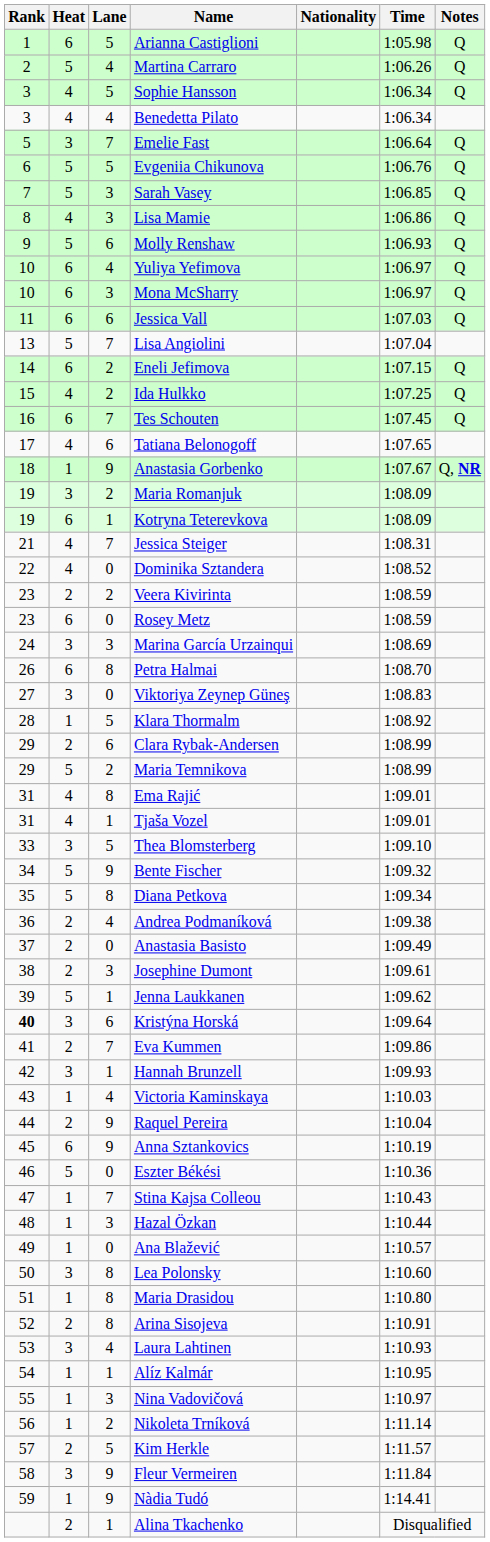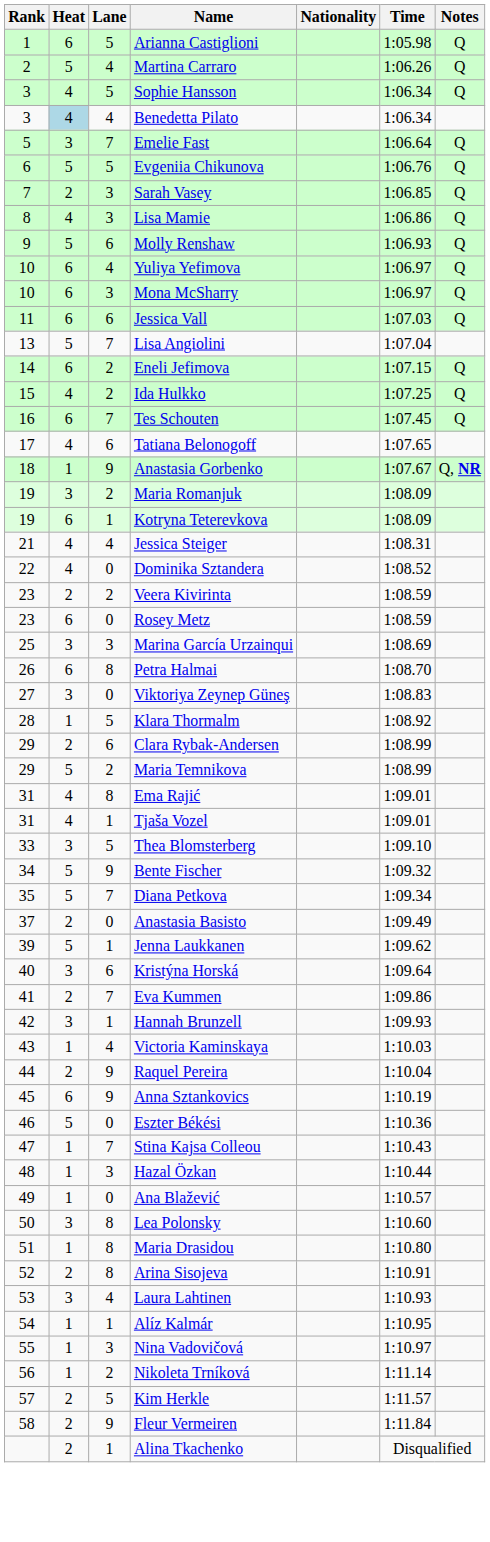(69, 117) no background -> (69, 117) lightblue background
(69, 192) 5 -> (69, 192) 2
(109, 544) 7 -> (109, 544) 4
(27, 645) 24 -> (27, 645) 25
(109, 896) 8 -> (109, 896) 7
- row: (203, 921)
- row: (193, 971)
(27, 1021) bold -> (27, 971) normal
(69, 1474) 3 -> (69, 1423) 2
- row: (171, 1499)
